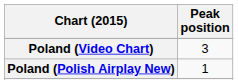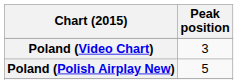(205, 68) 1 -> (205, 68) 5
